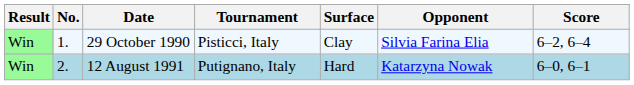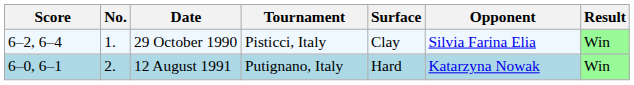columns swapped: (29, 16) <-> (581, 16)
